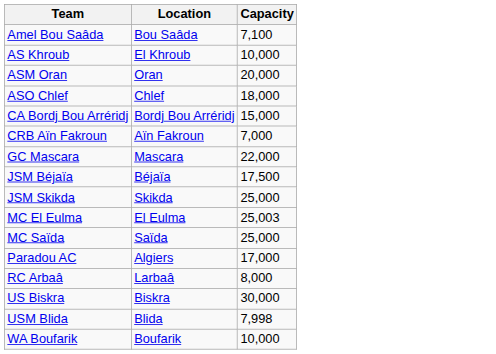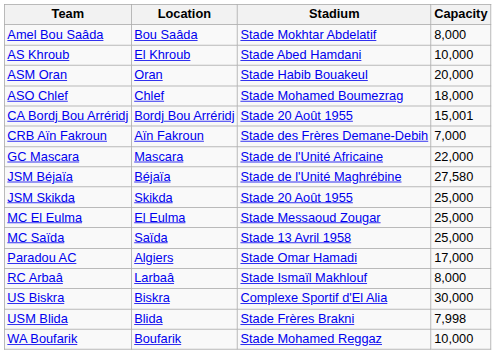+ column: (334, 14)
(256, 34) 7,100 -> (450, 34) 8,000
(260, 116) 15,000 -> (454, 116) 15,001
(260, 177) 17,500 -> (454, 177) 27,580
(260, 217) 25,003 -> (454, 217) 25,000
